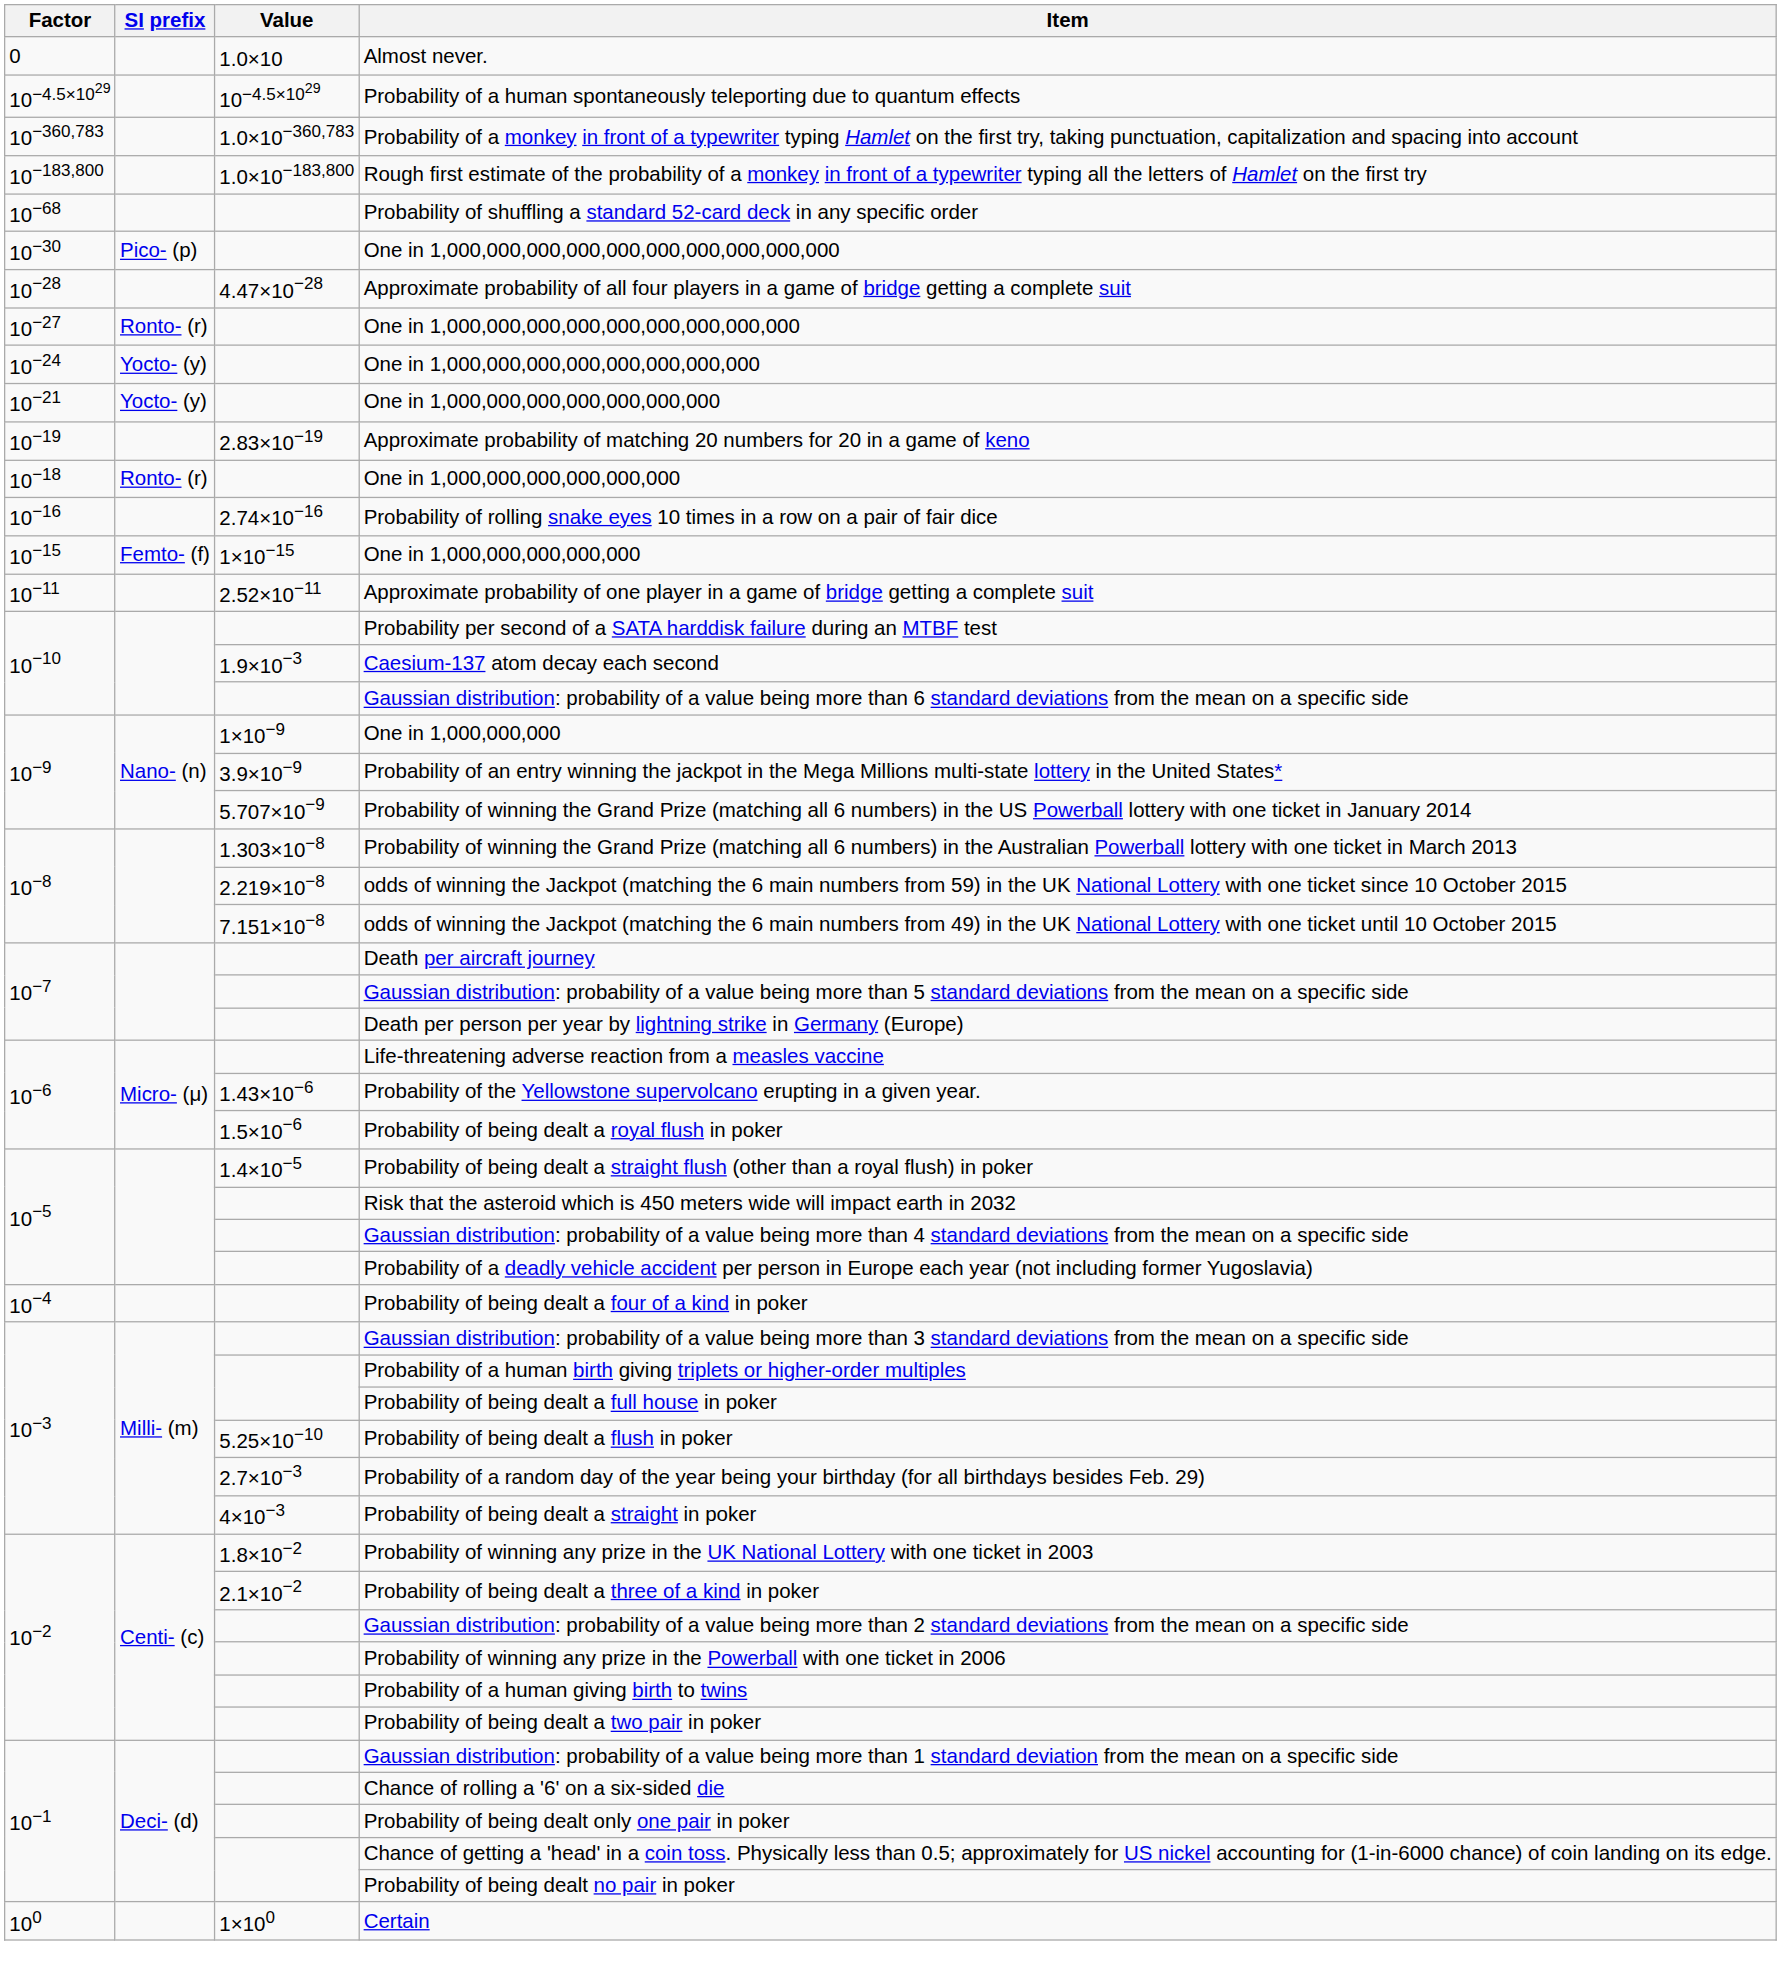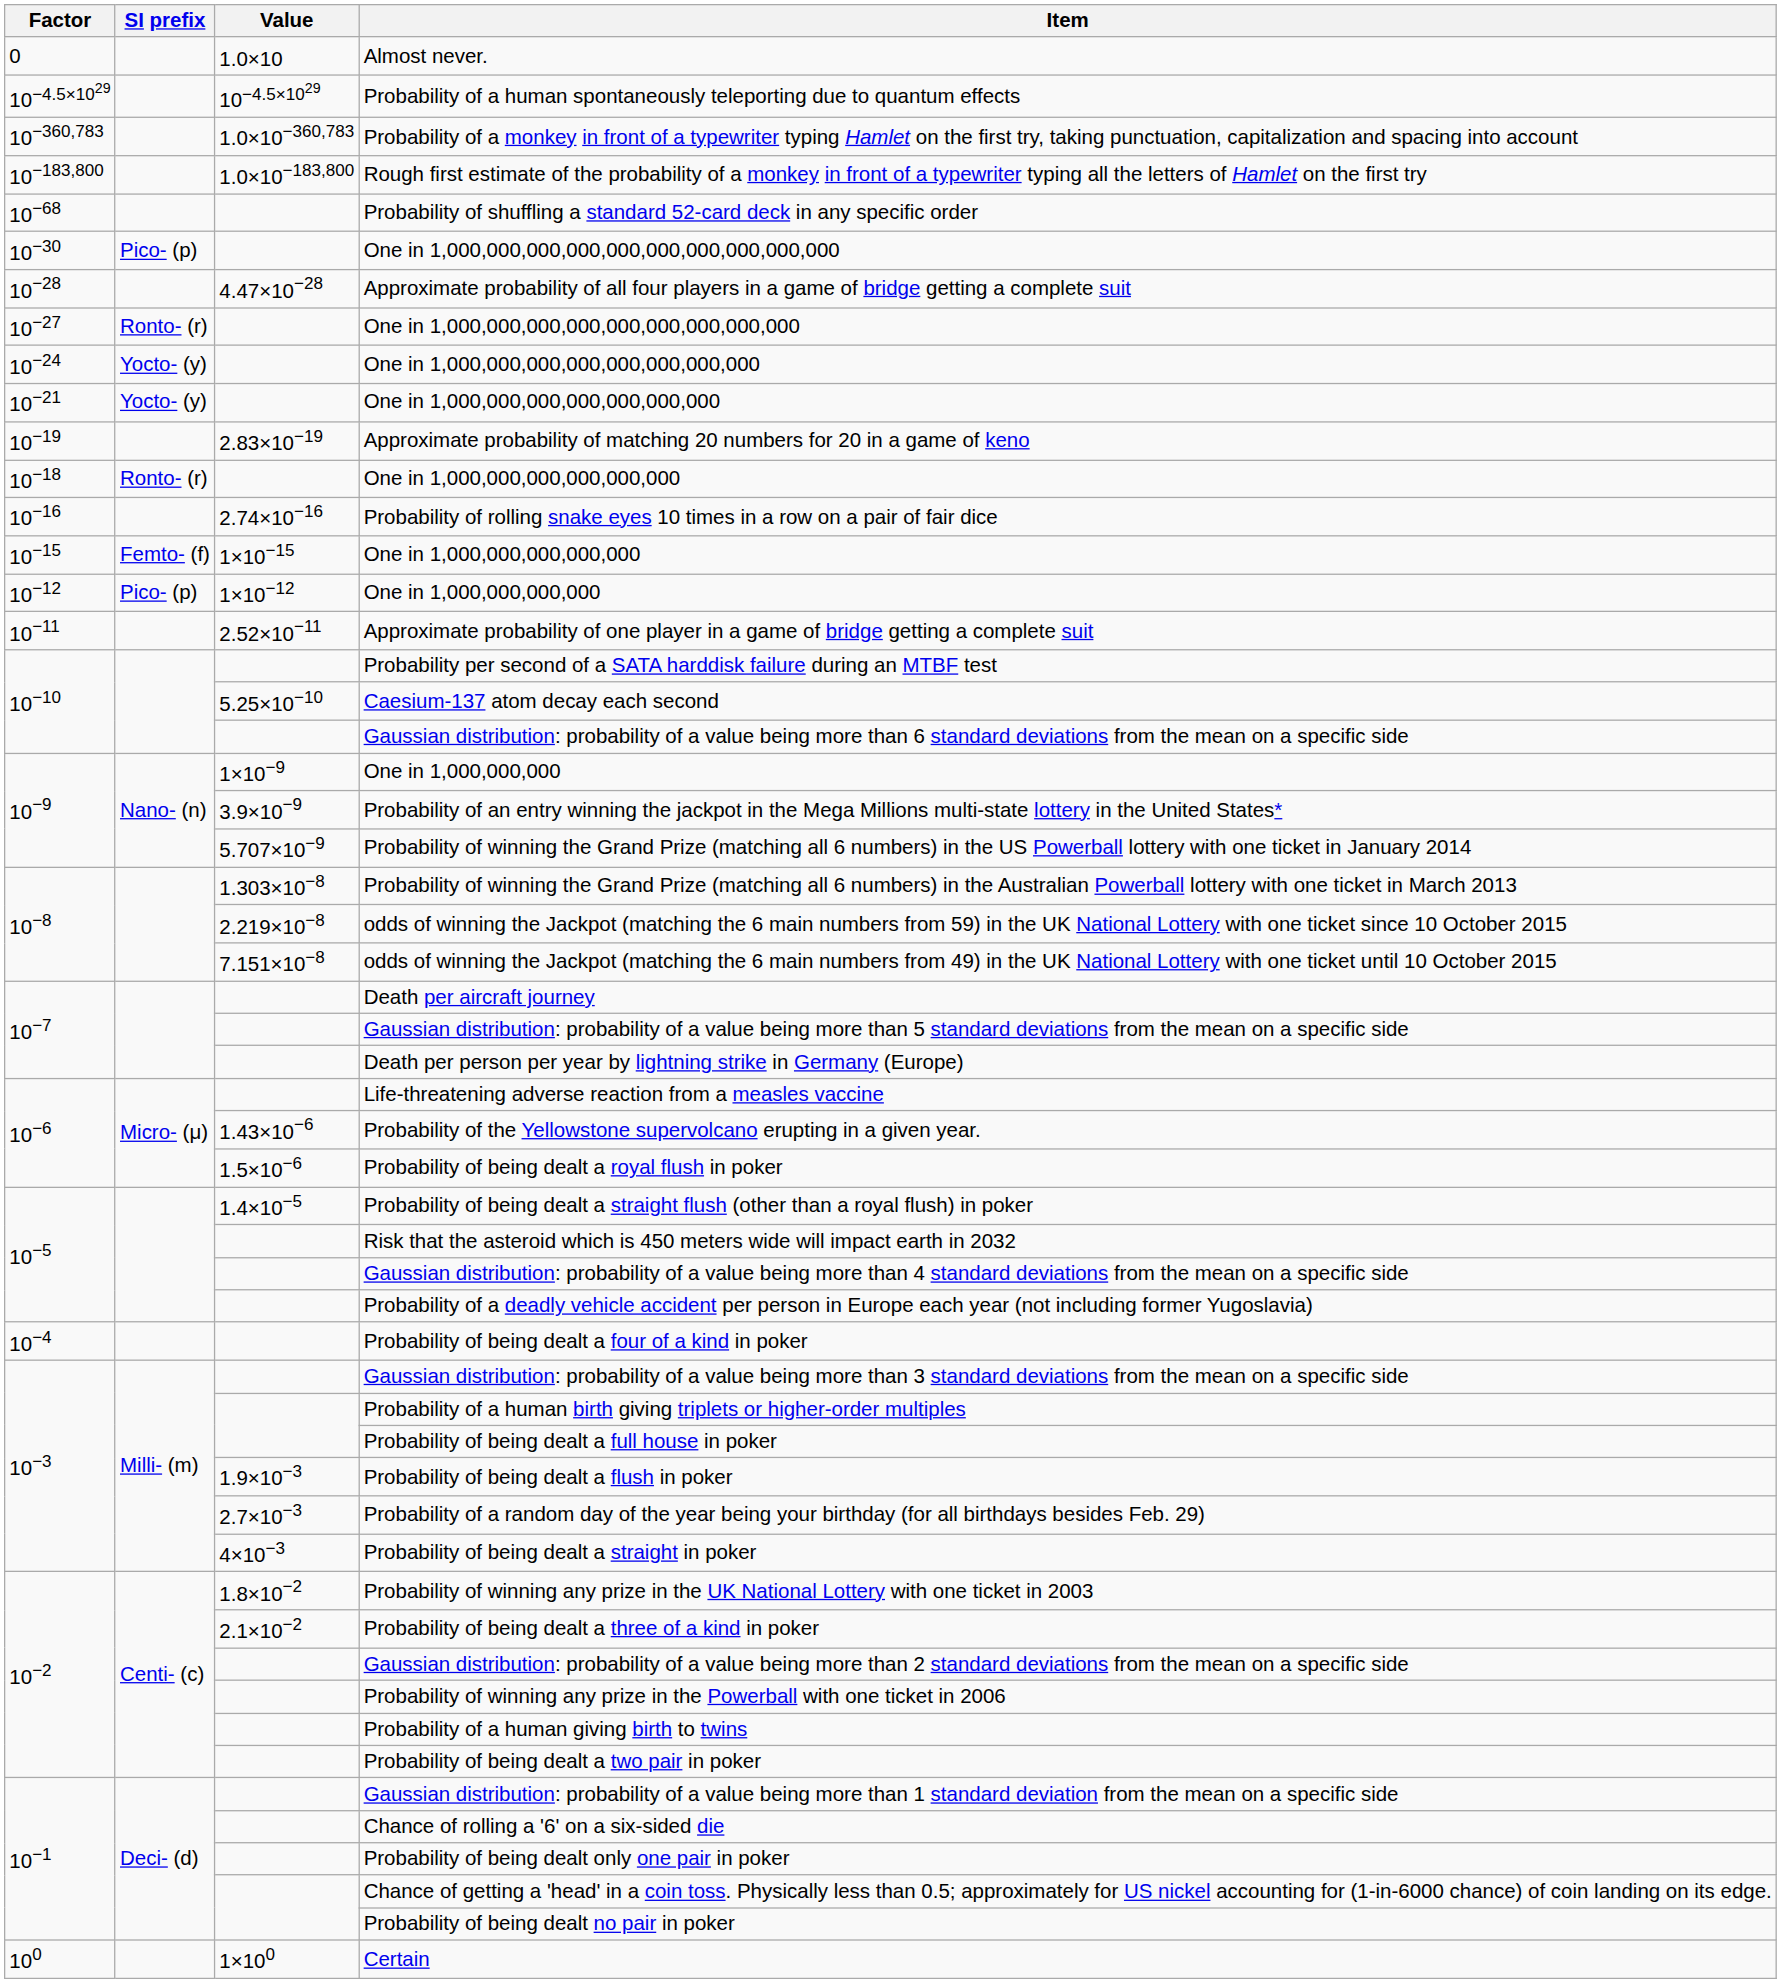+ row: (482, 592)
(261, 663) 1.9×10−3 -> (271, 701) 5.25×10−10
(271, 1438) 5.25×10−10 -> (261, 1476) 1.9×10−3
